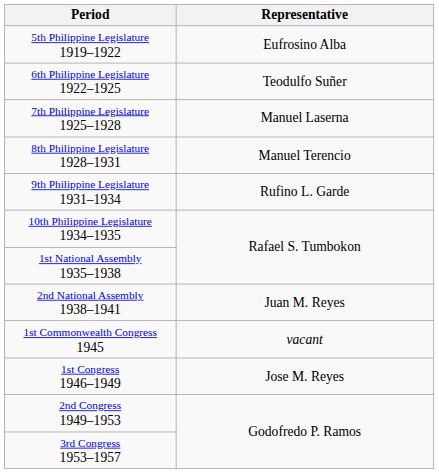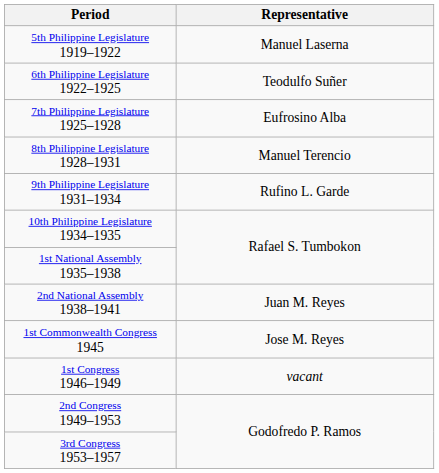(305, 44) Eufrosino Alba -> (305, 44) Manuel Laserna
(305, 118) Manuel Laserna -> (305, 118) Eufrosino Alba
(305, 339) vacant -> (305, 339) Jose M. Reyes
(305, 376) Jose M. Reyes -> (305, 376) vacant
